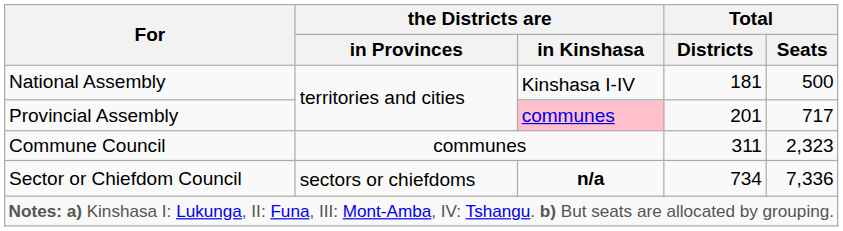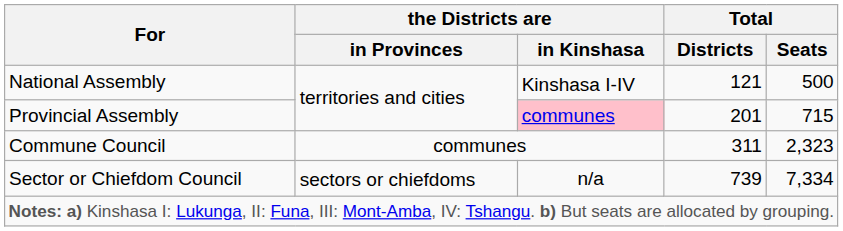(746, 82) 181 -> (746, 82) 121
(818, 115) 717 -> (818, 115) 715
(591, 178) bold -> (591, 178) normal
(746, 178) 734 -> (746, 178) 739
(810, 178) 7,336 -> (810, 178) 7,334
